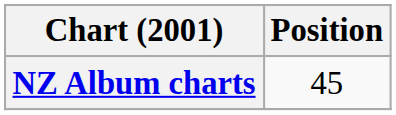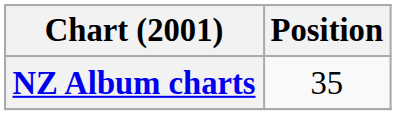(327, 82) 45 -> (327, 82) 35
